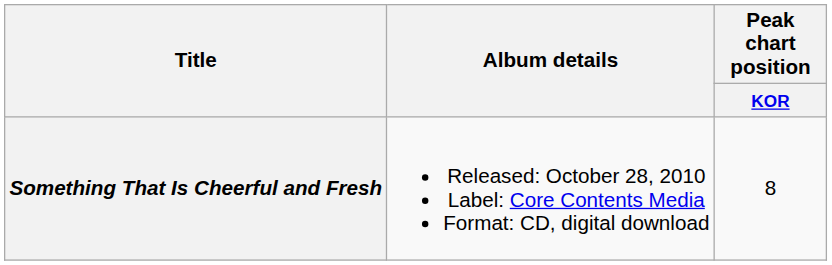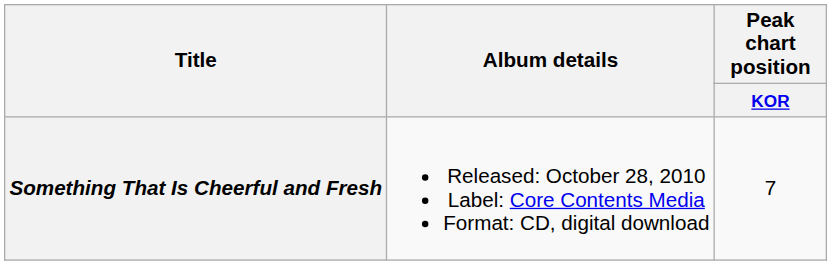(770, 188) 8 -> (770, 188) 7
